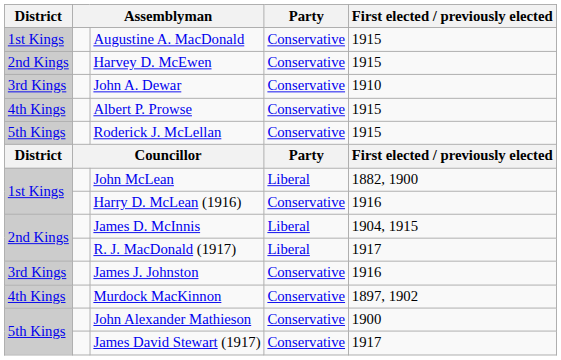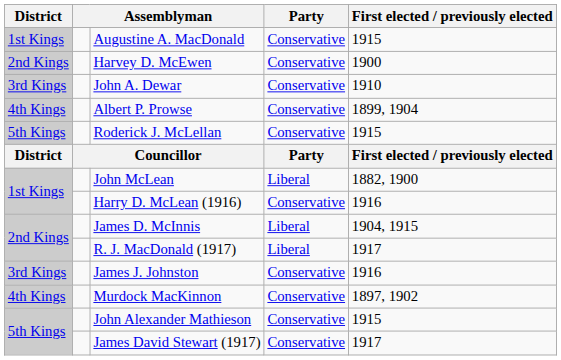(367, 62) 1915 -> (367, 62) 1900
(367, 109) 1915 -> (385, 109) 1899, 1904
(367, 319) 1900 -> (367, 319) 1915
